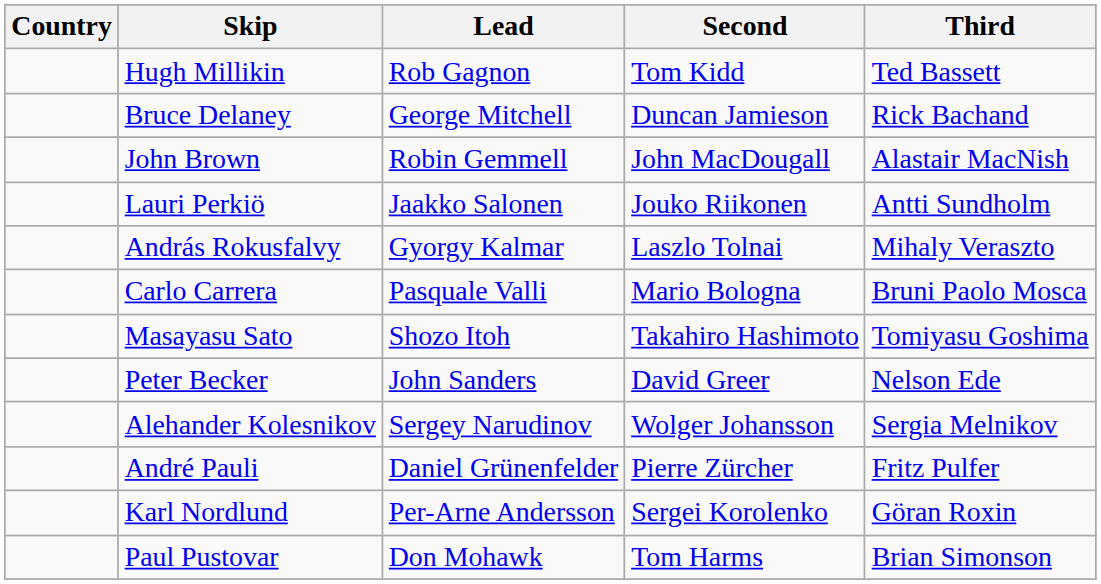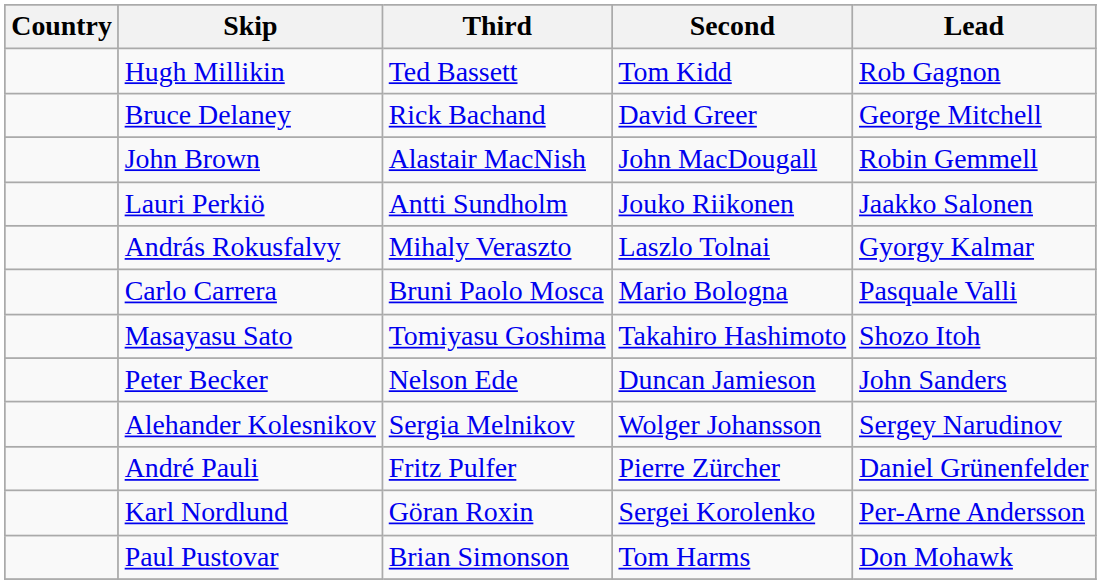columns swapped: (980, 26) <-> (504, 26)
(730, 114) Duncan Jamieson -> (688, 114) David Greer
(700, 379) David Greer -> (717, 379) Duncan Jamieson
